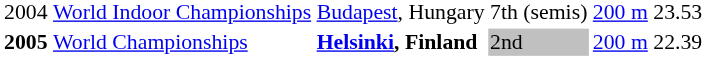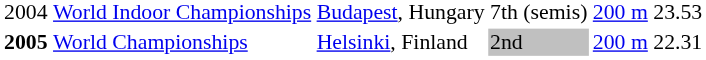(397, 42) bold -> (392, 42) normal
(678, 42) 22.39 -> (678, 42) 22.31
